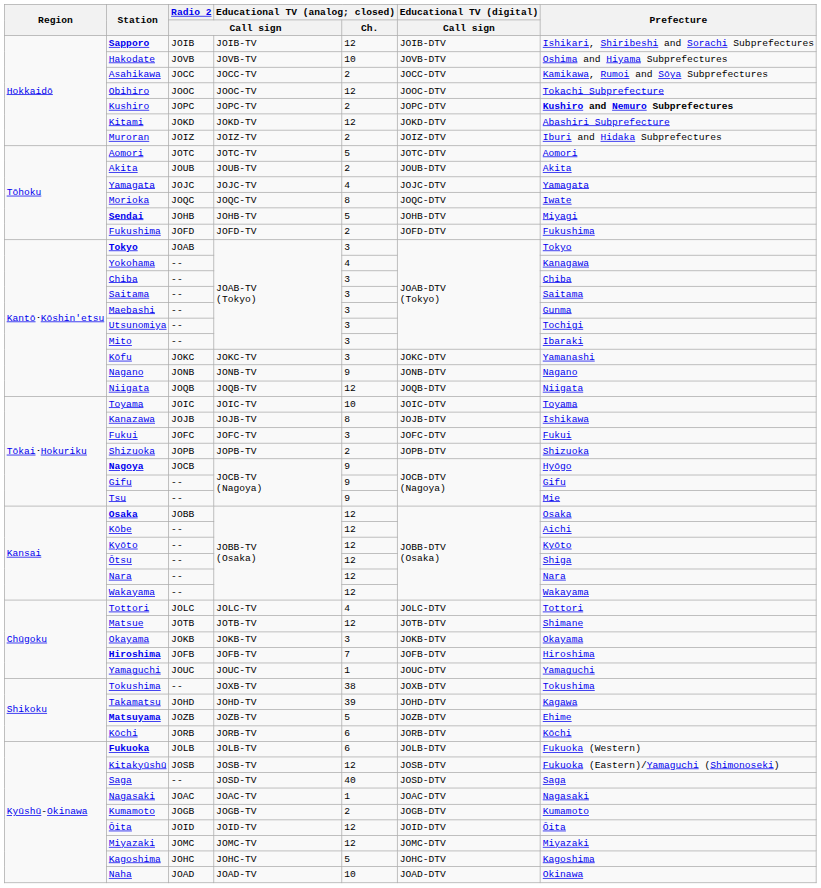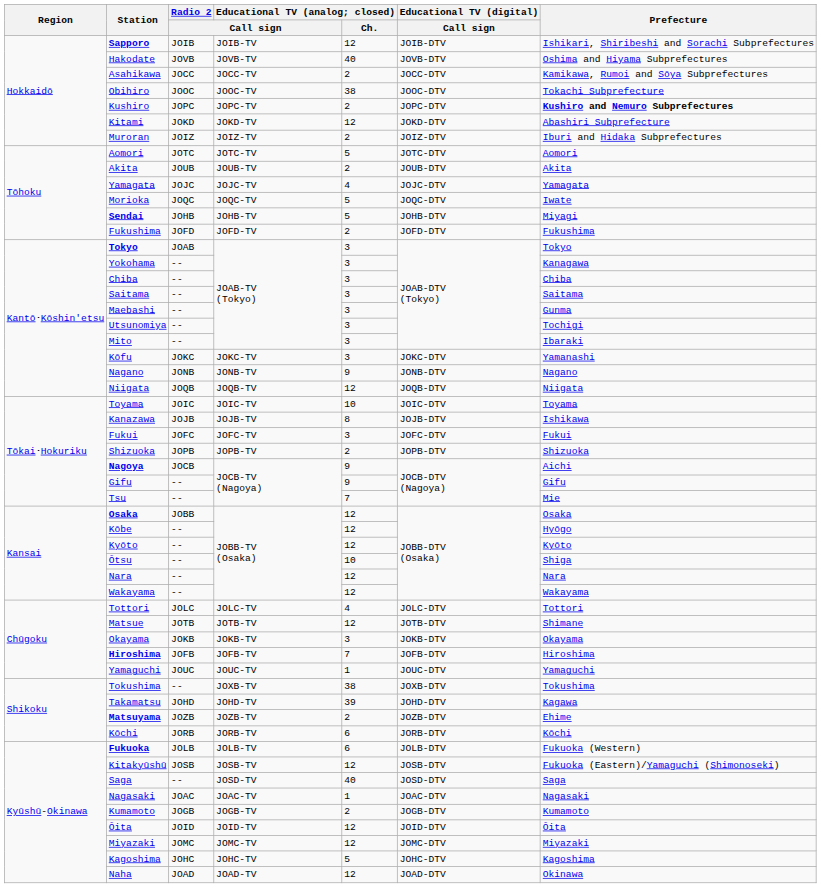(350, 59) 10 -> (350, 59) 40
(350, 91) 12 -> (350, 91) 38
(347, 200) 8 -> (347, 200) 5
(347, 263) 4 -> (347, 263) 3
(557, 467) Hyōgo -> (557, 467) Aichi
(347, 498) 9 -> (347, 498) 7
(557, 530) Aichi -> (557, 530) Hyōgo
(350, 561) 12 -> (350, 561) 10
(347, 718) 5 -> (347, 718) 2
(350, 875) 10 -> (350, 875) 12
